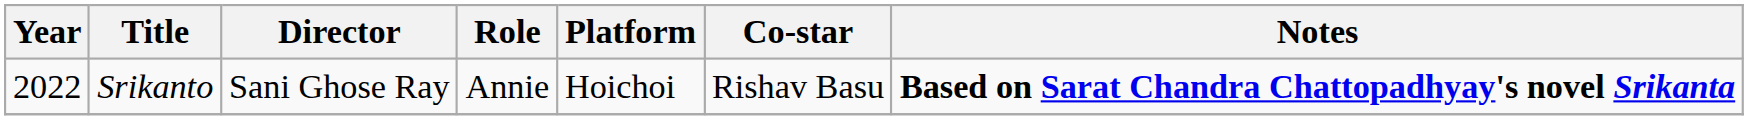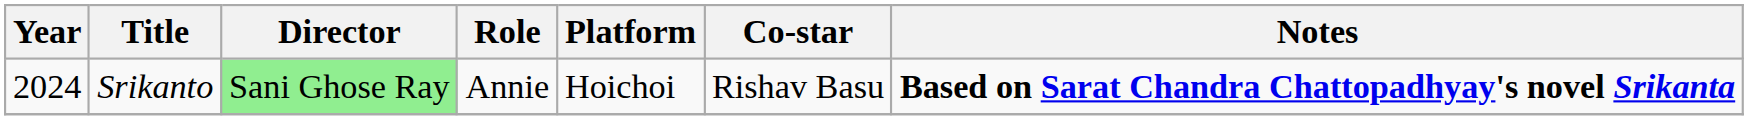(47, 85) 2022 -> (47, 85) 2024
(339, 85) no background -> (339, 85) lightgreen background
